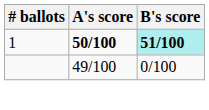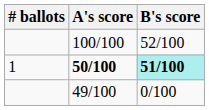+ row: (98, 42)
